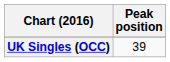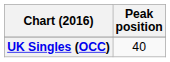(139, 47) 39 -> (139, 47) 40
